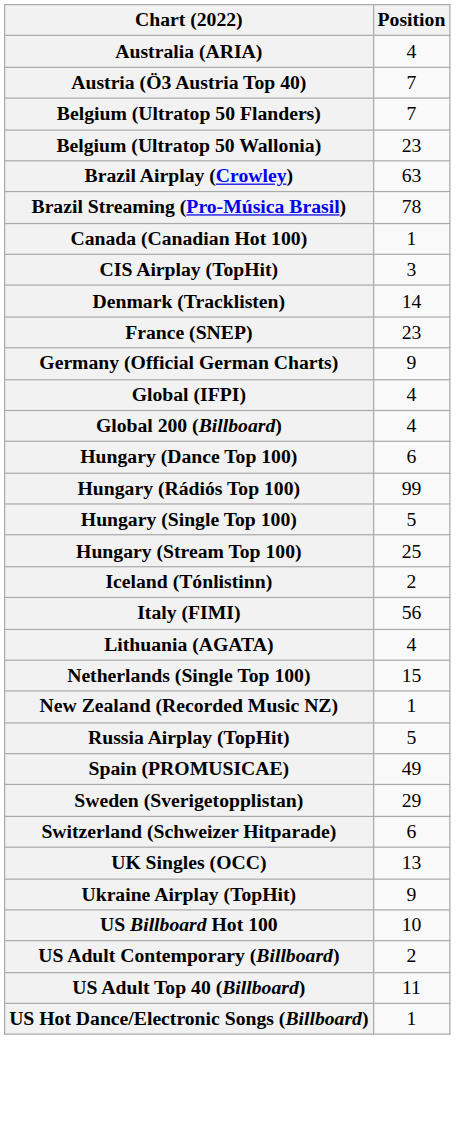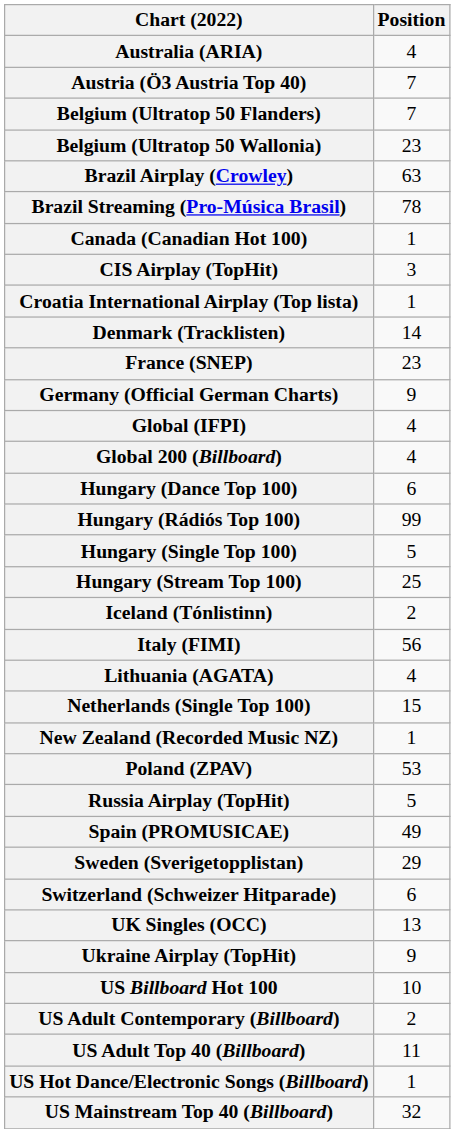+ row: (189, 301)
+ row: (189, 769)
+ row: (189, 1112)
